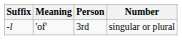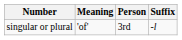columns swapped: (19, 12) <-> (142, 12)
